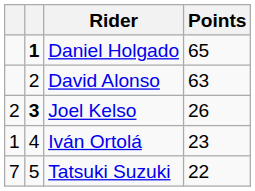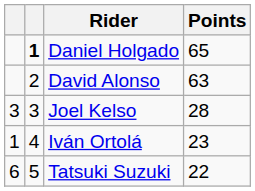(14, 111) 2 -> (14, 111) 3
(34, 111) bold -> (34, 111) normal
(199, 111) 26 -> (199, 111) 28
(14, 172) 7 -> (14, 172) 6
